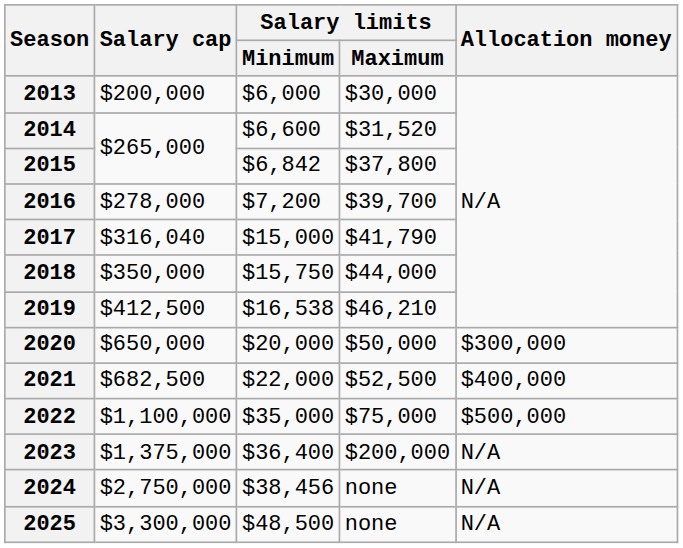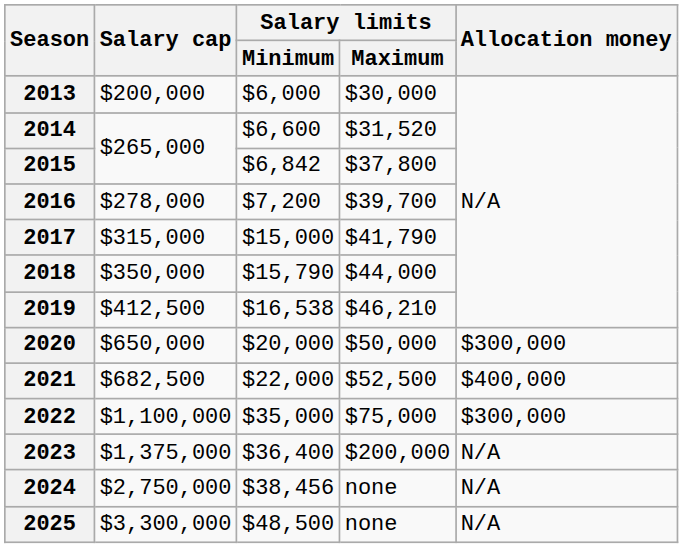(152, 238) $316,040 -> (152, 238) $315,000
(288, 273) $15,750 -> (288, 273) $15,790
(513, 417) $500,000 -> (513, 417) $300,000
